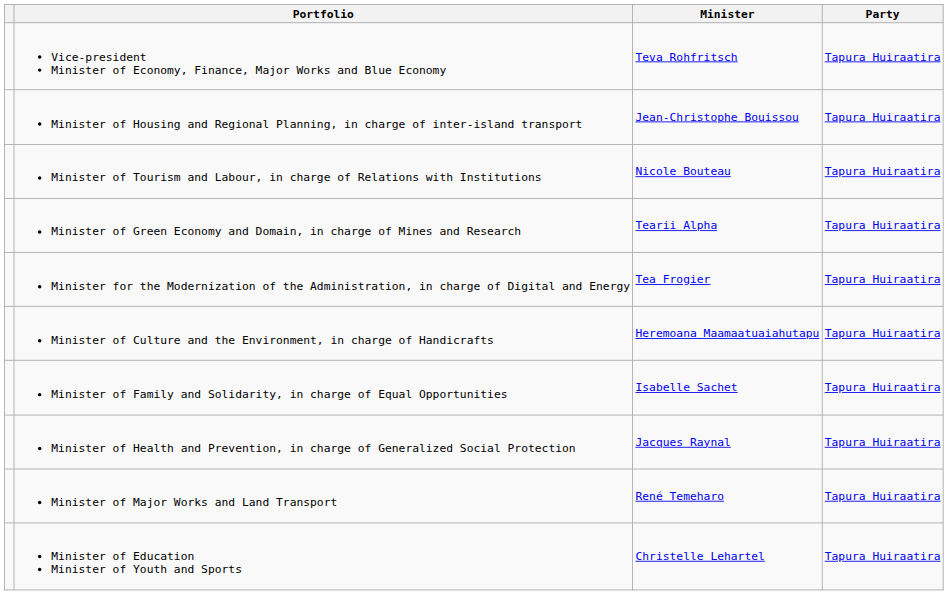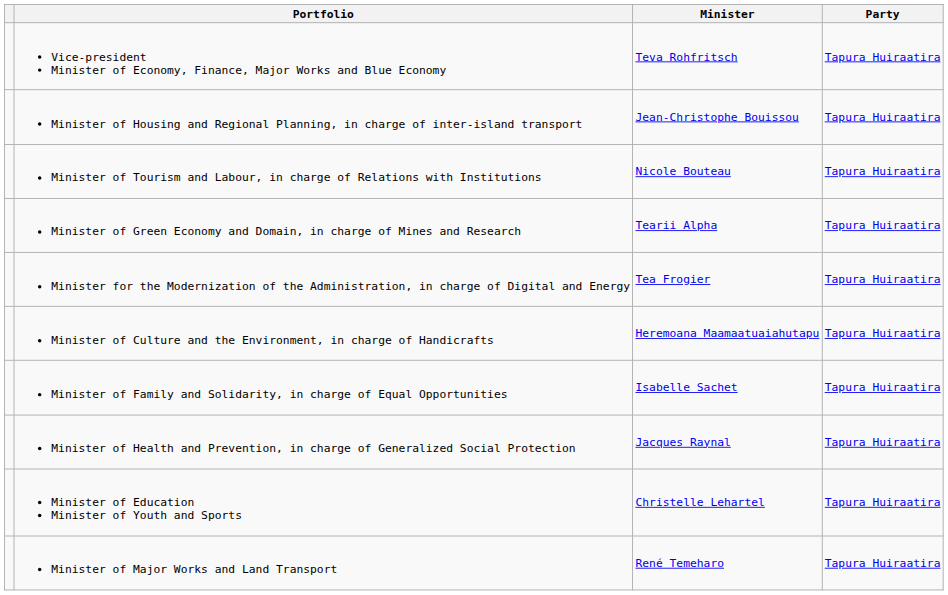rows swapped: (323, 563) <-> (323, 502)
